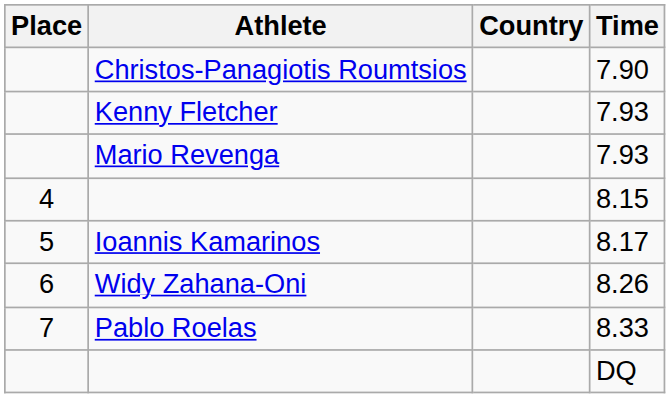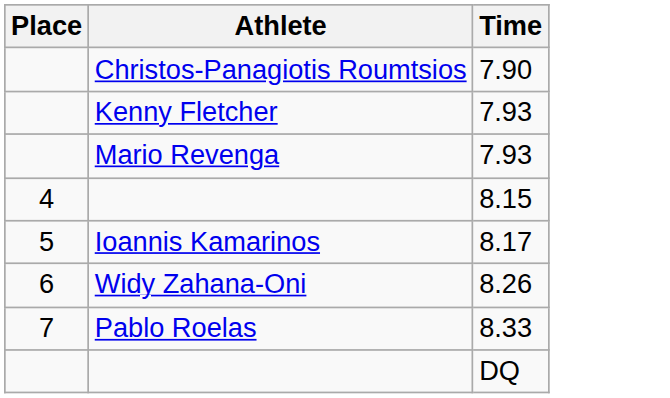- column: (531, 26)
